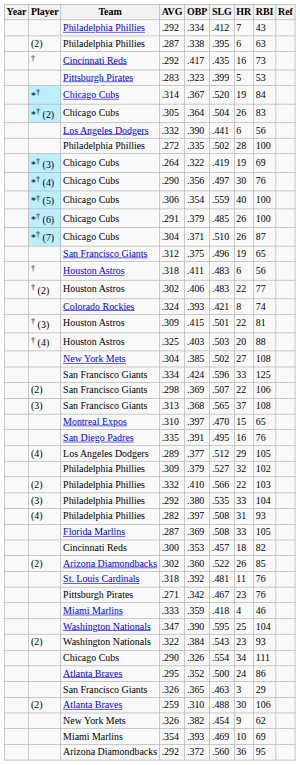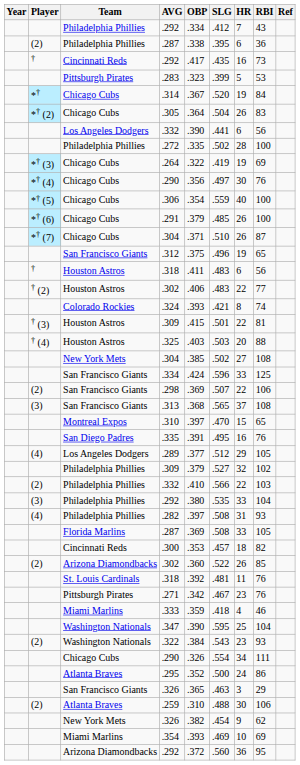(261, 43) 63 -> (261, 43) 36
